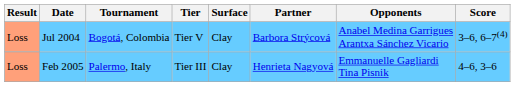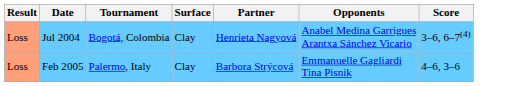- column: (190, 13)
(292, 36) Barbora Strýcová -> (256, 36) Henrieta Nagyová
(293, 66) Henrieta Nagyová -> (255, 66) Barbora Strýcová
